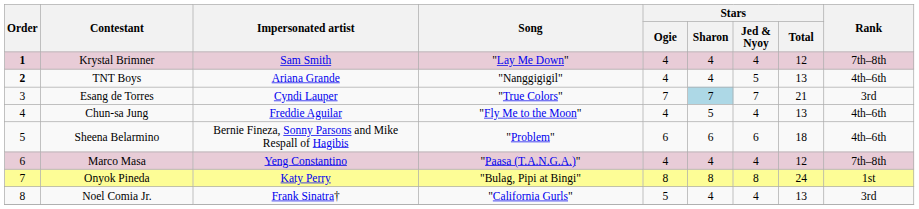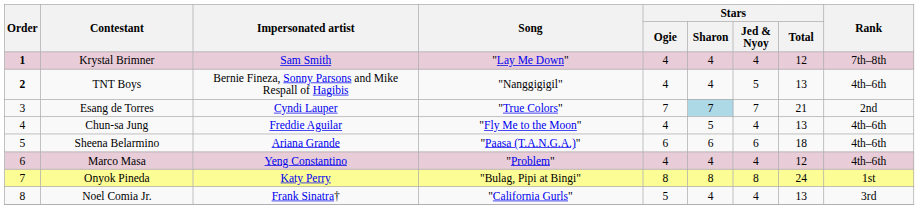(306, 78) Ariana Grande -> (306, 84) Bernie Fineza, Sonny Parsons and Mike Respall of Hagibis
(869, 96) 3rd -> (869, 108) 2nd
(306, 137) Bernie Fineza, Sonny Parsons and Mike Respall of Hagibis -> (306, 143) Ariana Grande
(530, 137) "Problem" -> (530, 143) "Paasa (T.A.N.G.A.)"
(530, 160) "Paasa (T.A.N.G.A.)" -> (530, 160) "Problem"
(869, 160) 7th–8th -> (869, 160) 4th–6th
